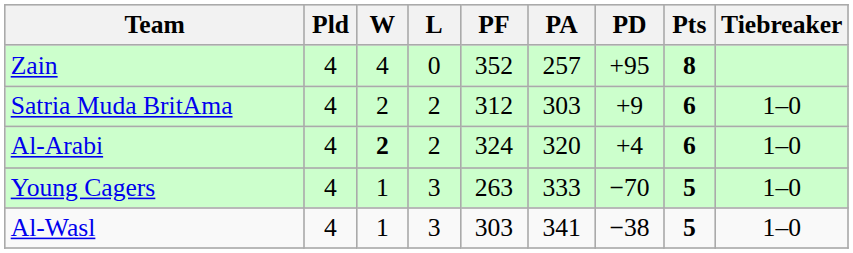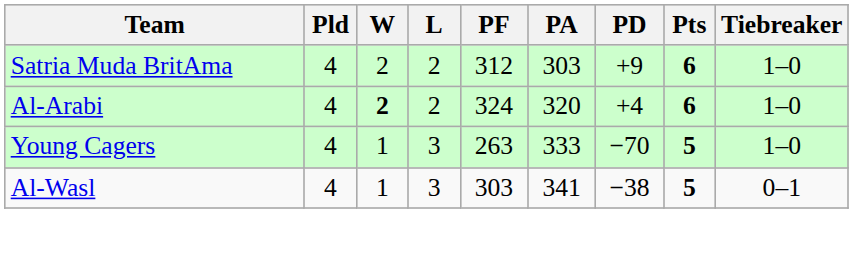- row: (34, 65)
(782, 227) 1–0 -> (782, 187) 0–1
